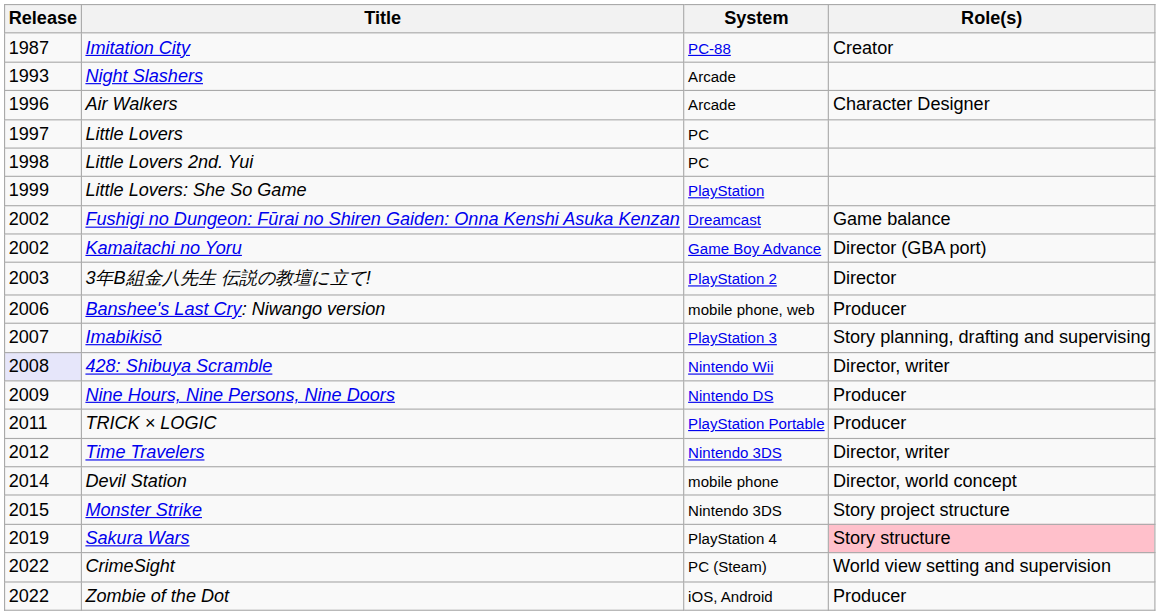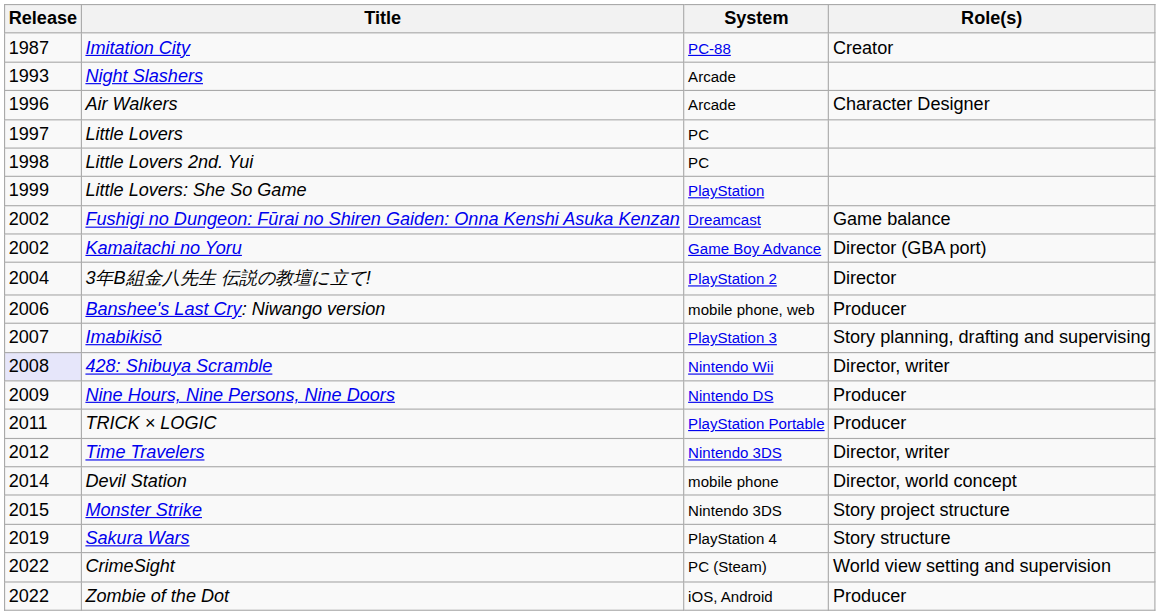(29, 278) 2003 -> (29, 278) 2004
(892, 538) pink background -> (892, 538) no background
